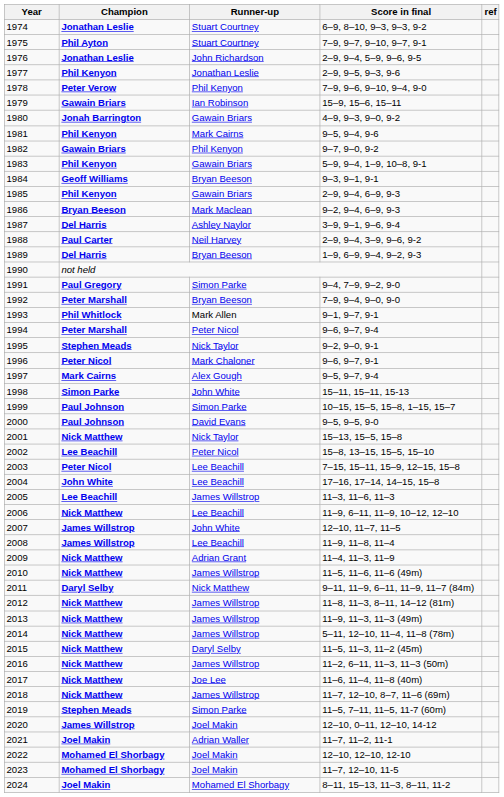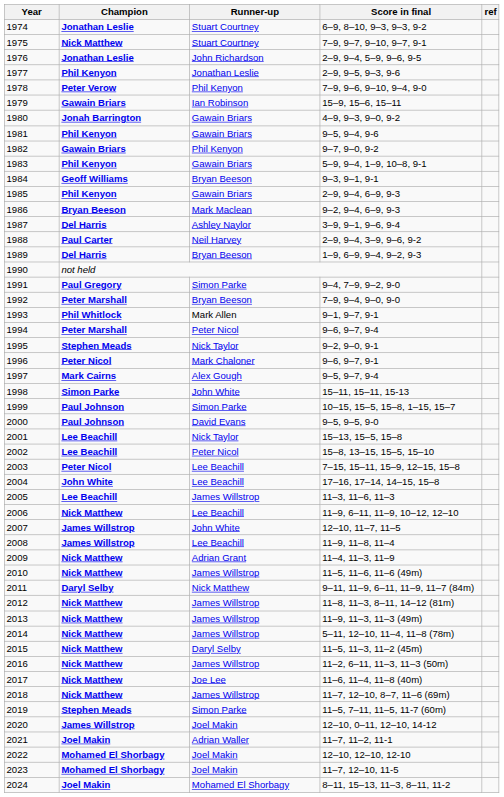(85, 42) Phil Ayton -> (92, 42) Nick Matthew
(218, 133) Mark Cairns -> (222, 133) Gawain Briars
(92, 437) Nick Matthew -> (89, 437) Lee Beachill
